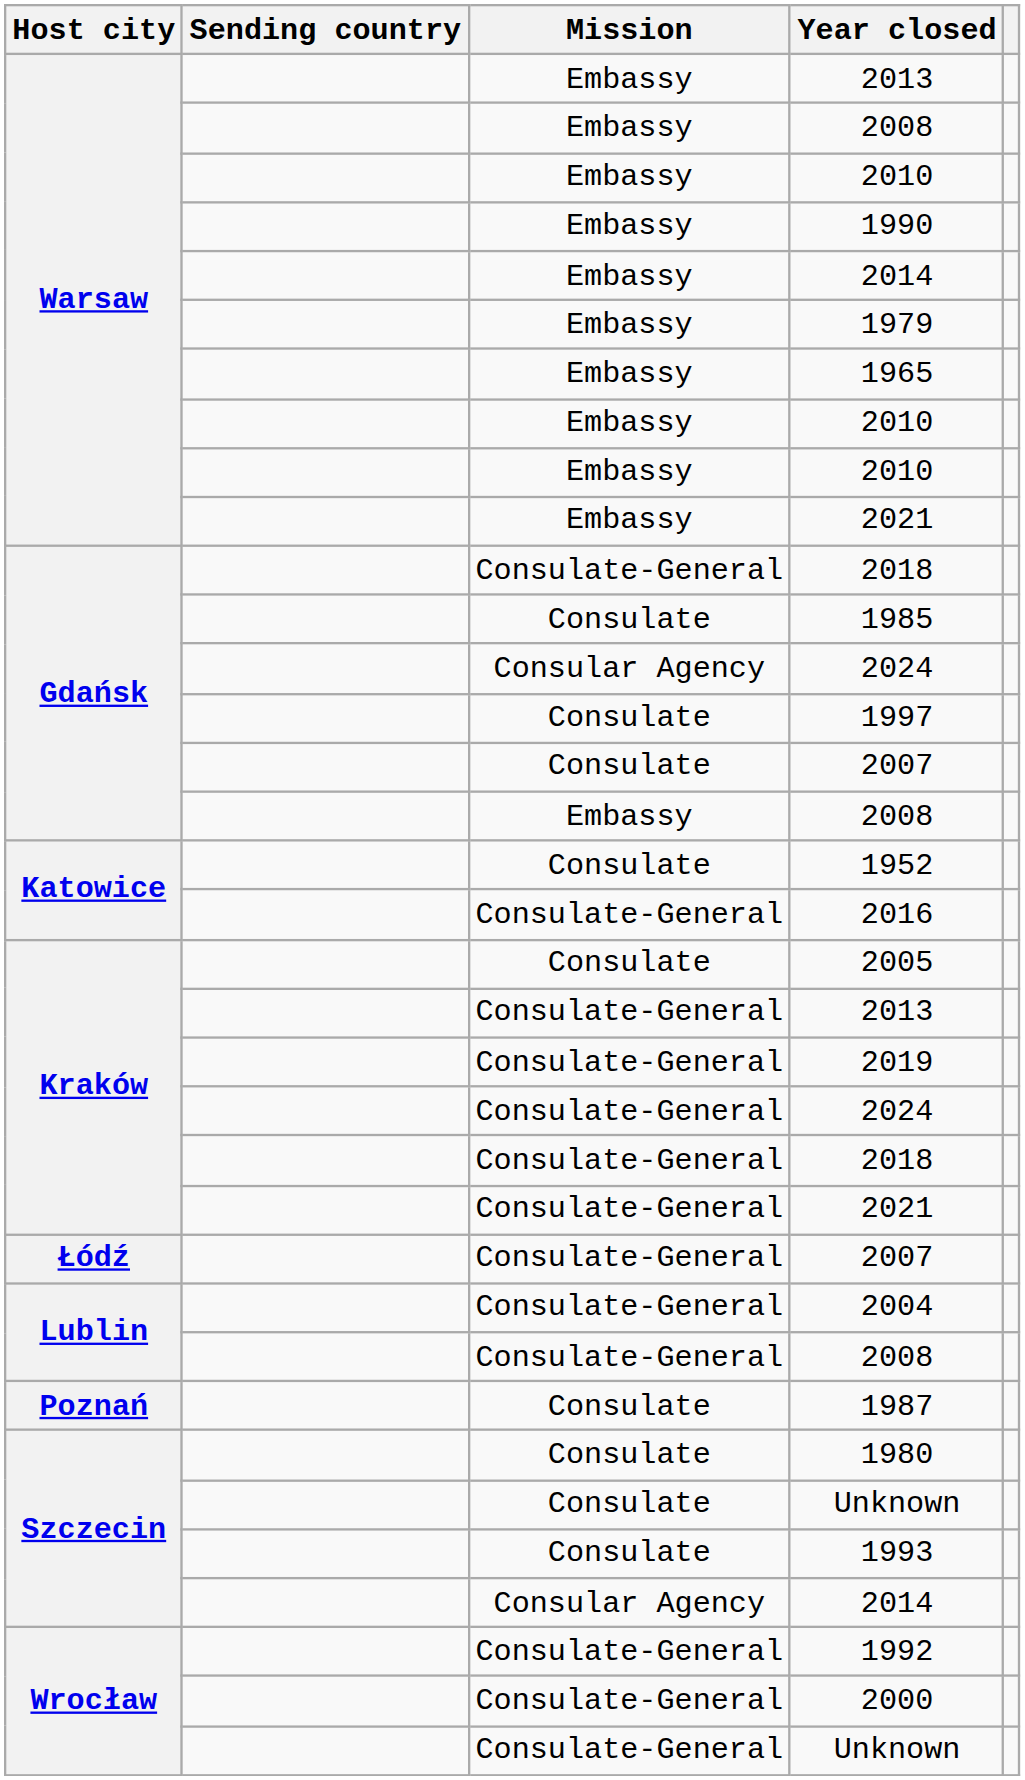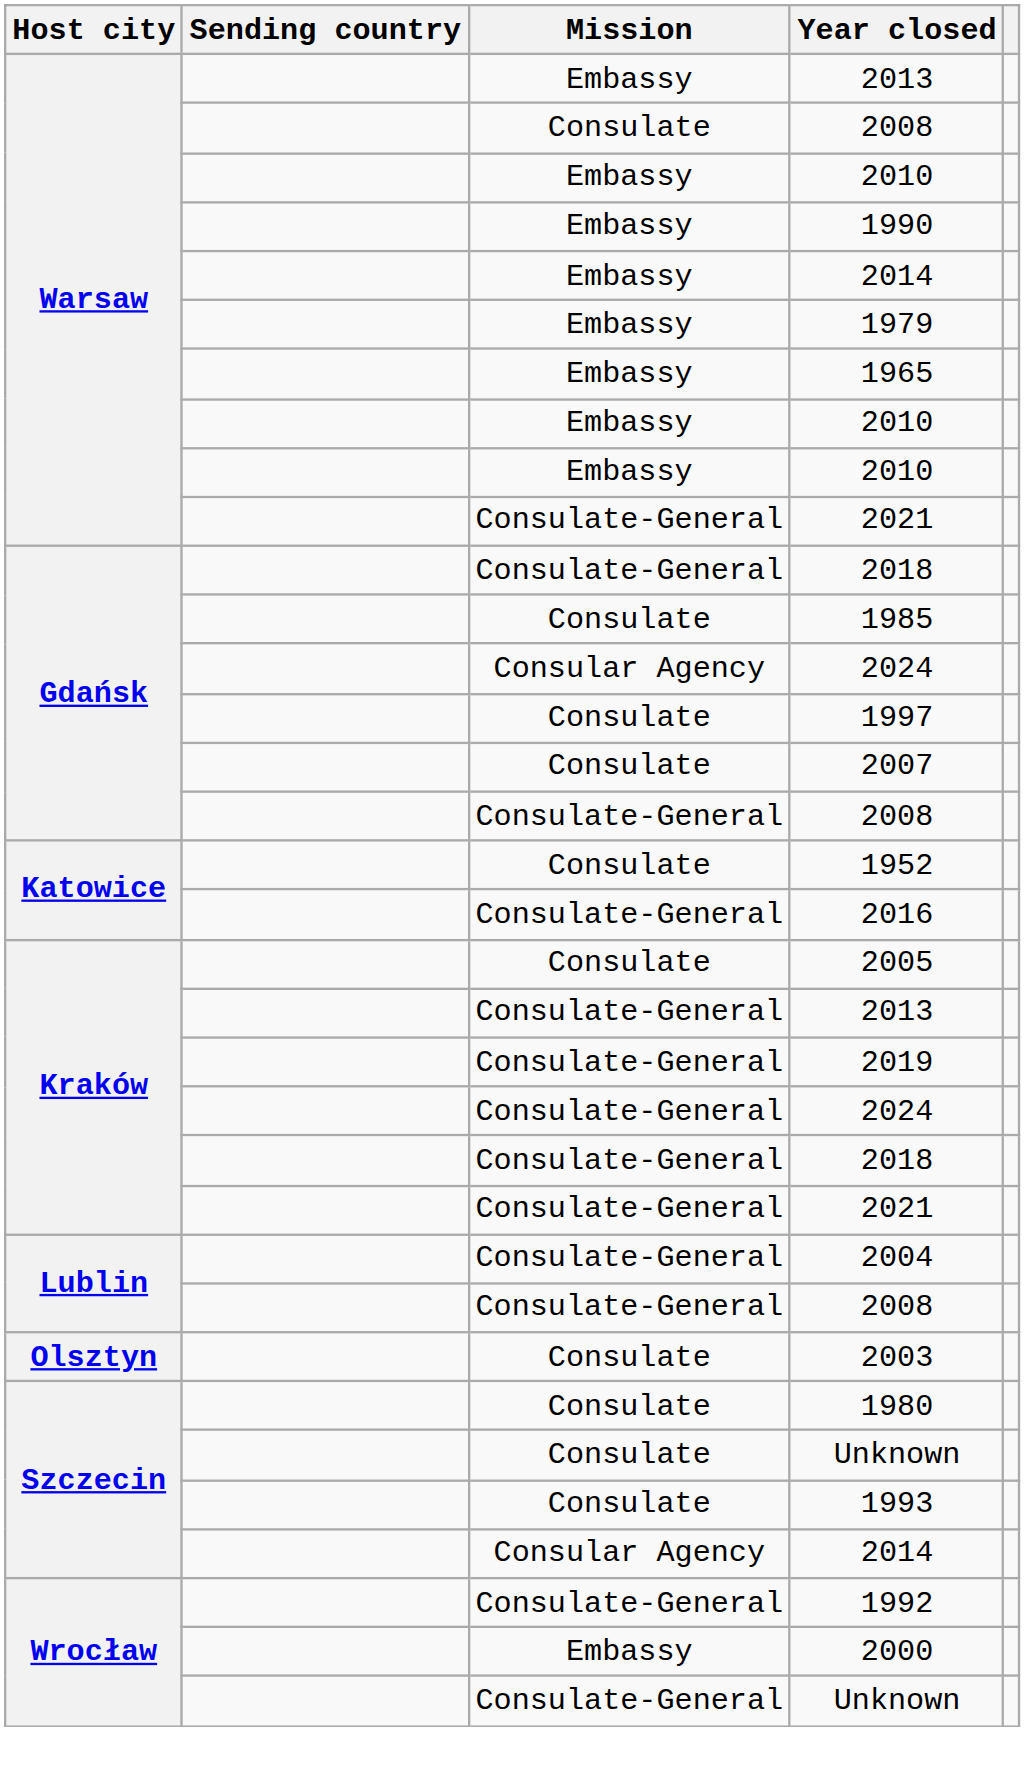(629, 128) Embassy -> (629, 128) Consulate
(629, 521) Embassy -> (629, 521) Consulate-General
(629, 816) Embassy -> (629, 816) Consulate-General
- row: (94, 1259)
+ row: (94, 1357)
- row: (94, 1406)
(629, 1701) Consulate-General -> (629, 1652) Embassy
